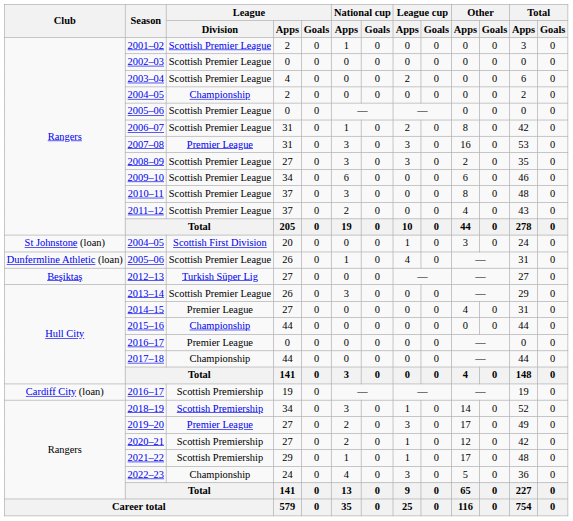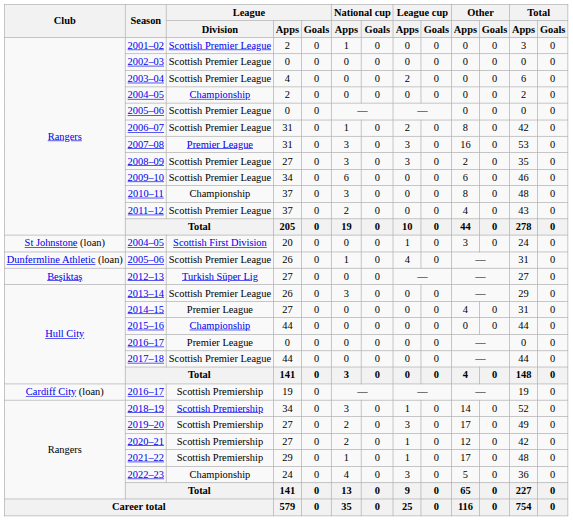(220, 194) Scottish Premier League -> (220, 194) Championship
(220, 359) Championship -> (220, 359) Scottish Premier League
(220, 425) Premier League -> (220, 425) Scottish Premiership
